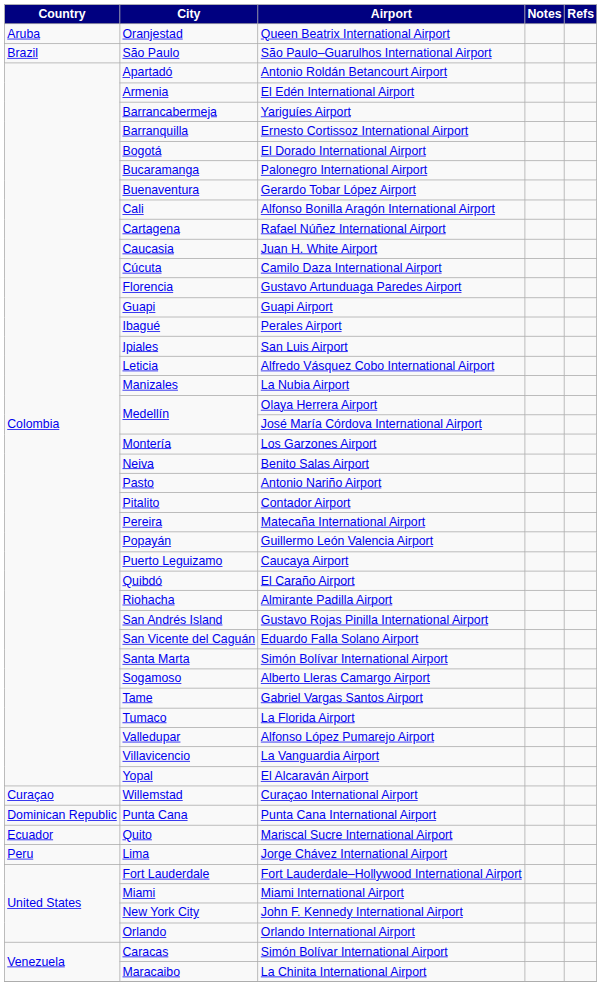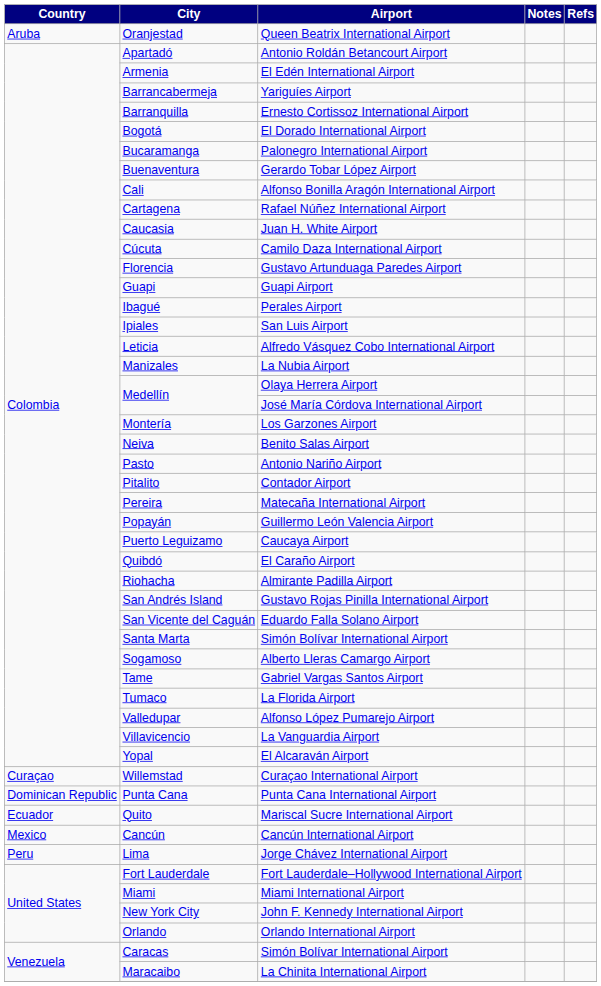- row: (151, 53)
+ row: (144, 834)
